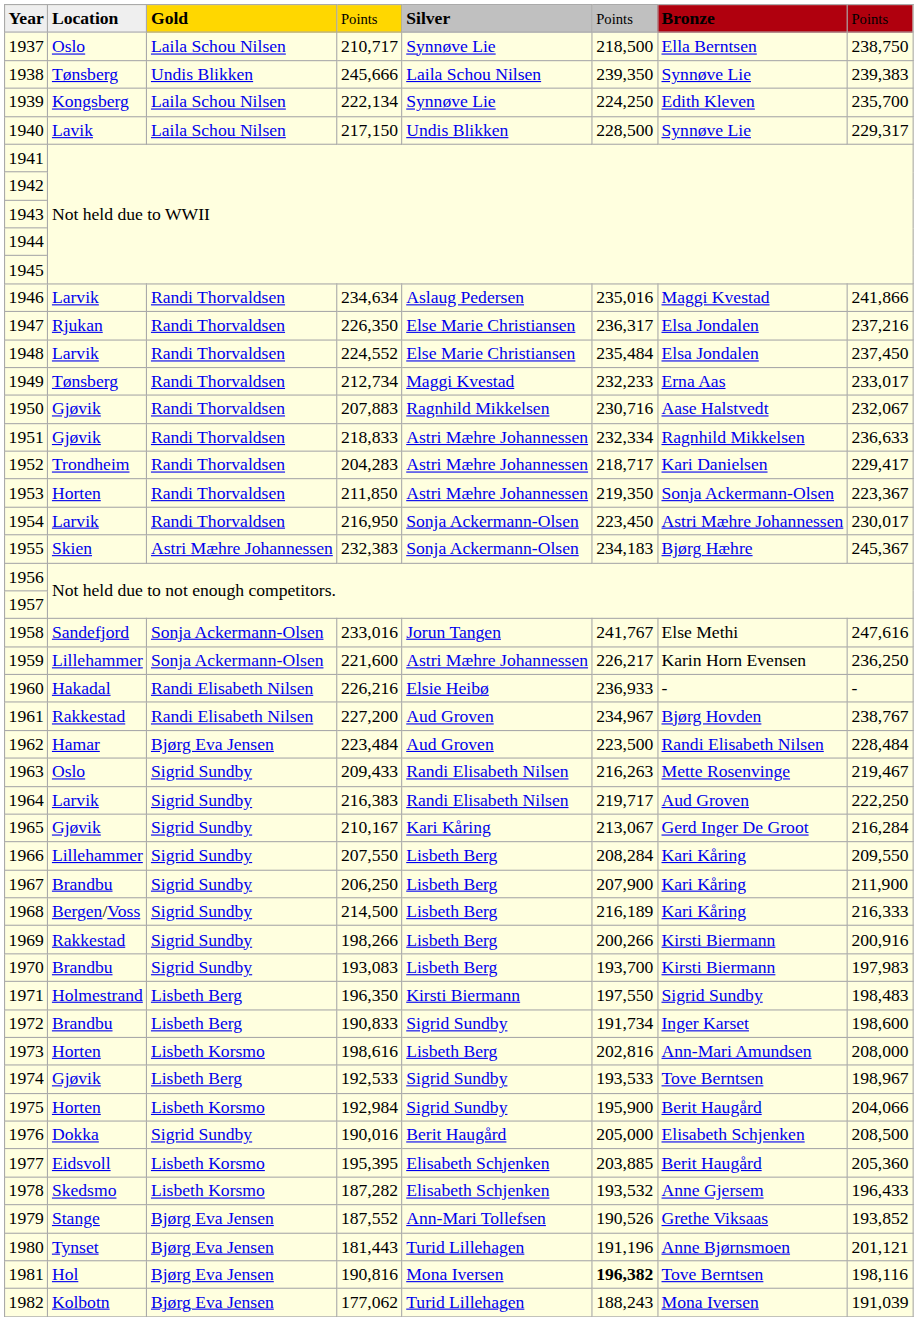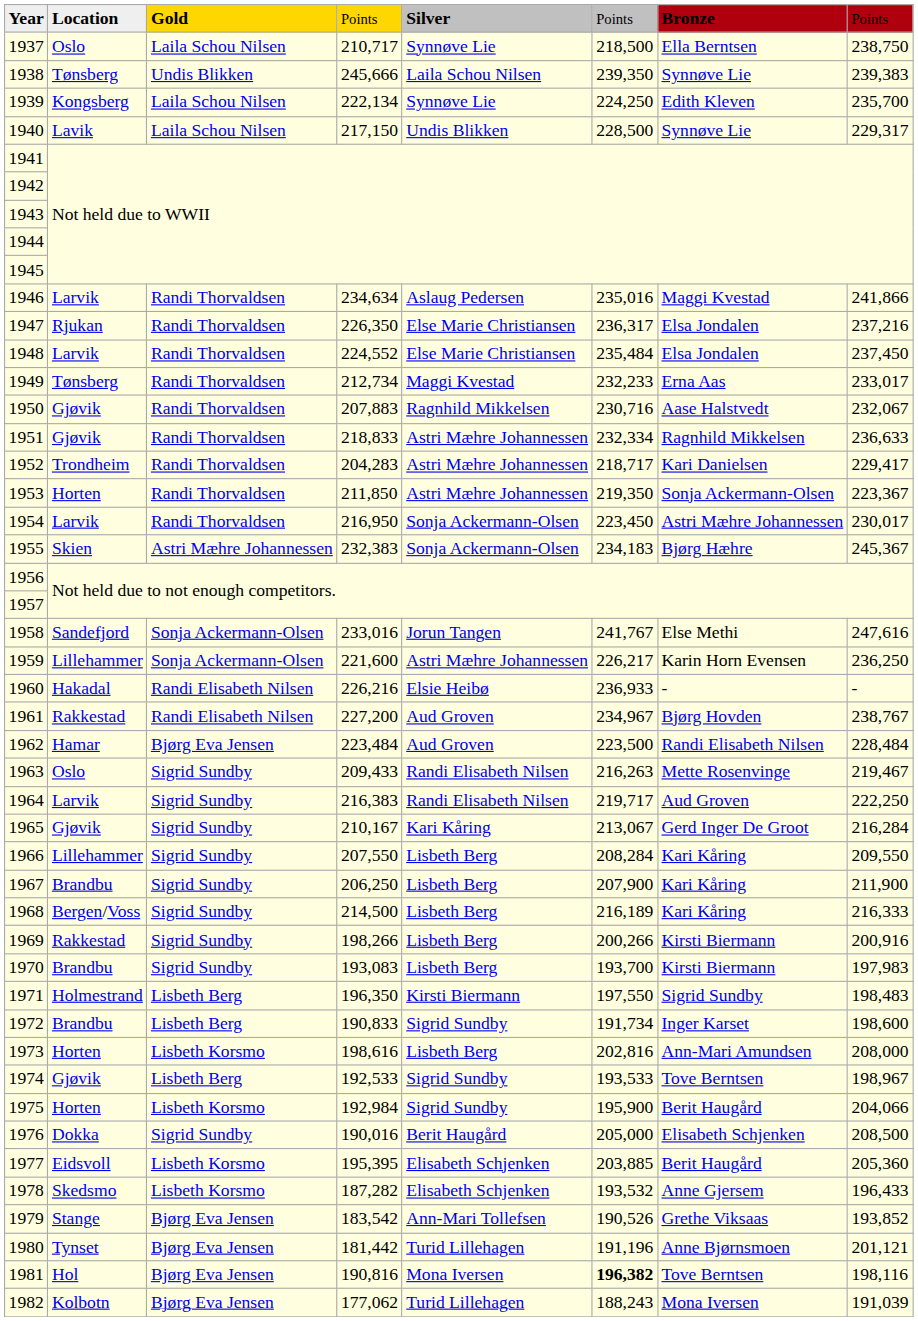(370, 1218) 187,552 -> (370, 1218) 183,542
(370, 1246) 181,443 -> (370, 1246) 181,442
